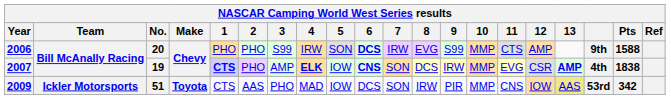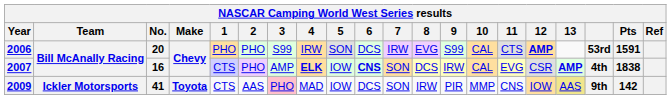(369, 49) bold -> (369, 49) normal
(482, 49) MMP -> (482, 49) CAL
(540, 49) normal -> (541, 49) bold
(599, 49) 9th -> (599, 49) 53rd
(628, 49) 1588 -> (628, 49) 1591
(158, 67) 19 -> (158, 67) 16
(224, 67) bold -> (224, 67) normal
(482, 67) MMP -> (482, 67) CAL
(158, 85) 51 -> (158, 85) 41
(282, 85) no background -> (282, 85) pink background
(599, 85) 53rd -> (599, 85) 9th
(628, 85) 342 -> (628, 85) 142
